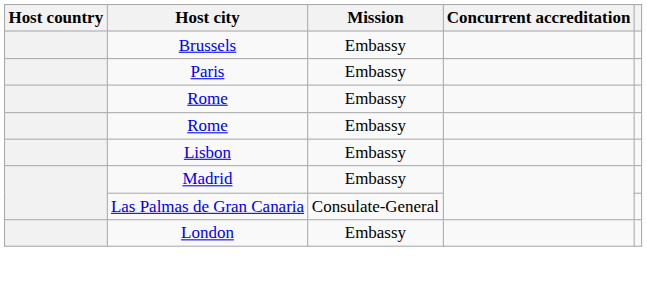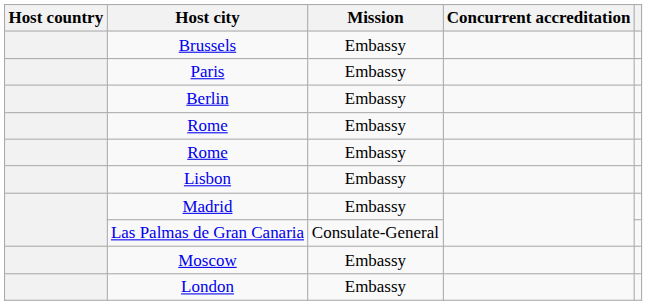+ row: (207, 98)
+ row: (207, 260)
